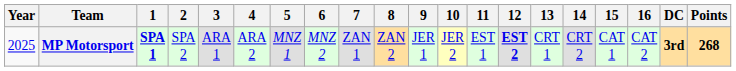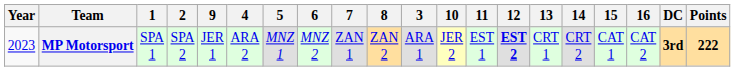columns swapped: (216, 15) <-> (423, 15)
(21, 46) 2025 -> (21, 46) 2023
(153, 46) bold -> (152, 46) normal
(709, 46) 268 -> (708, 46) 222
